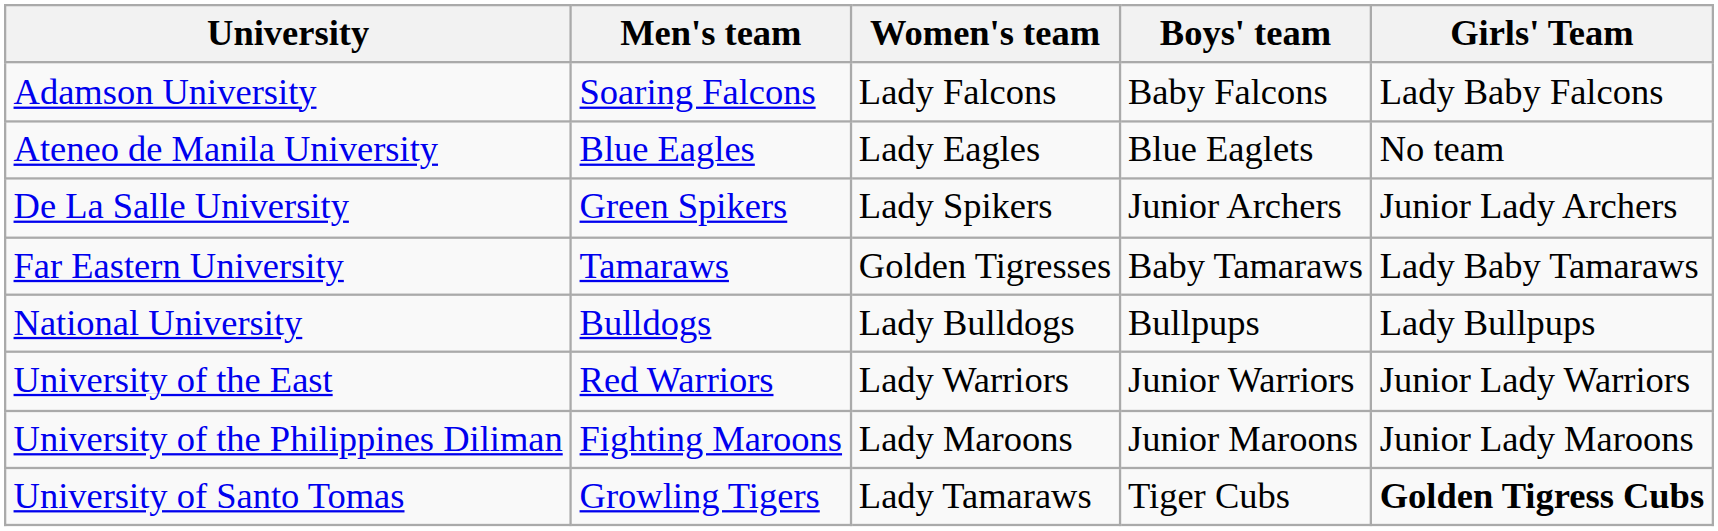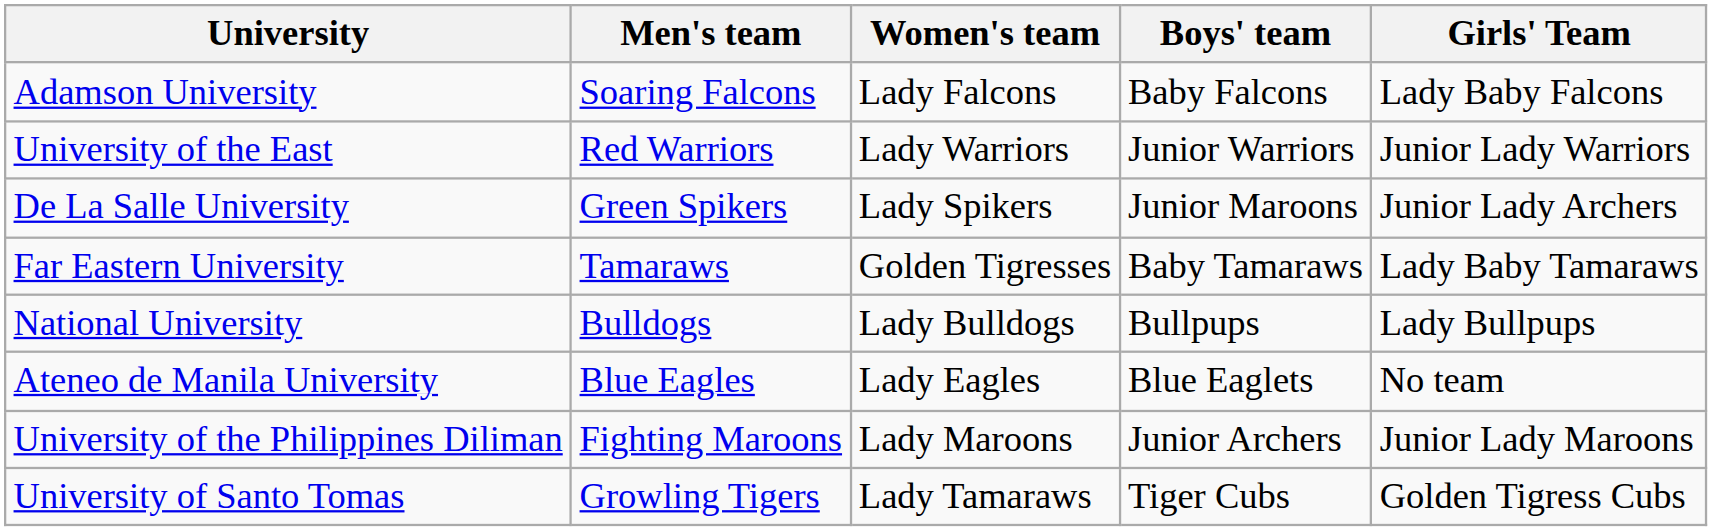rows swapped: (226, 149) <-> (173, 380)
(1235, 206) Junior Archers -> (1243, 206) Junior Maroons
(1243, 438) Junior Maroons -> (1235, 438) Junior Archers
(1542, 496) bold -> (1533, 496) normal
